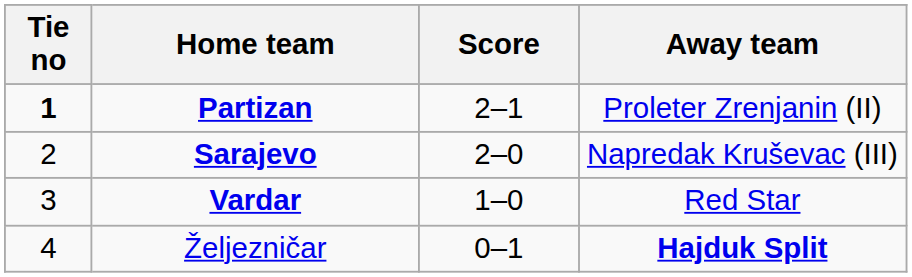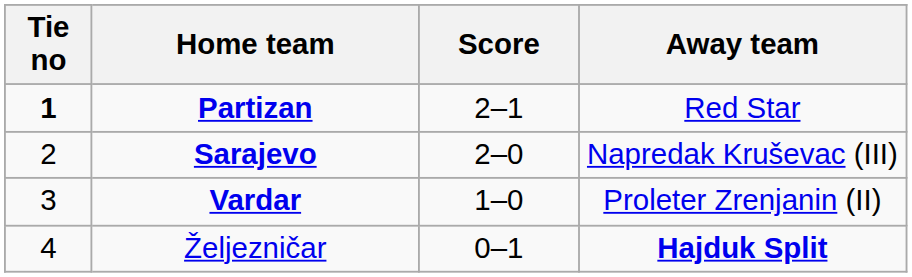(742, 107) Proleter Zrenjanin (II) -> (742, 107) Red Star
(742, 201) Red Star -> (742, 201) Proleter Zrenjanin (II)
